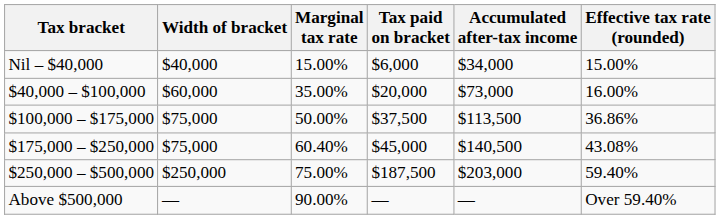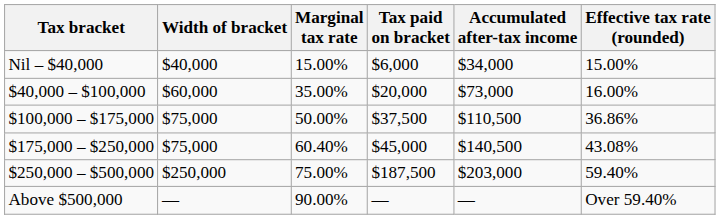(490, 118) $113,500 -> (490, 118) $110,500
